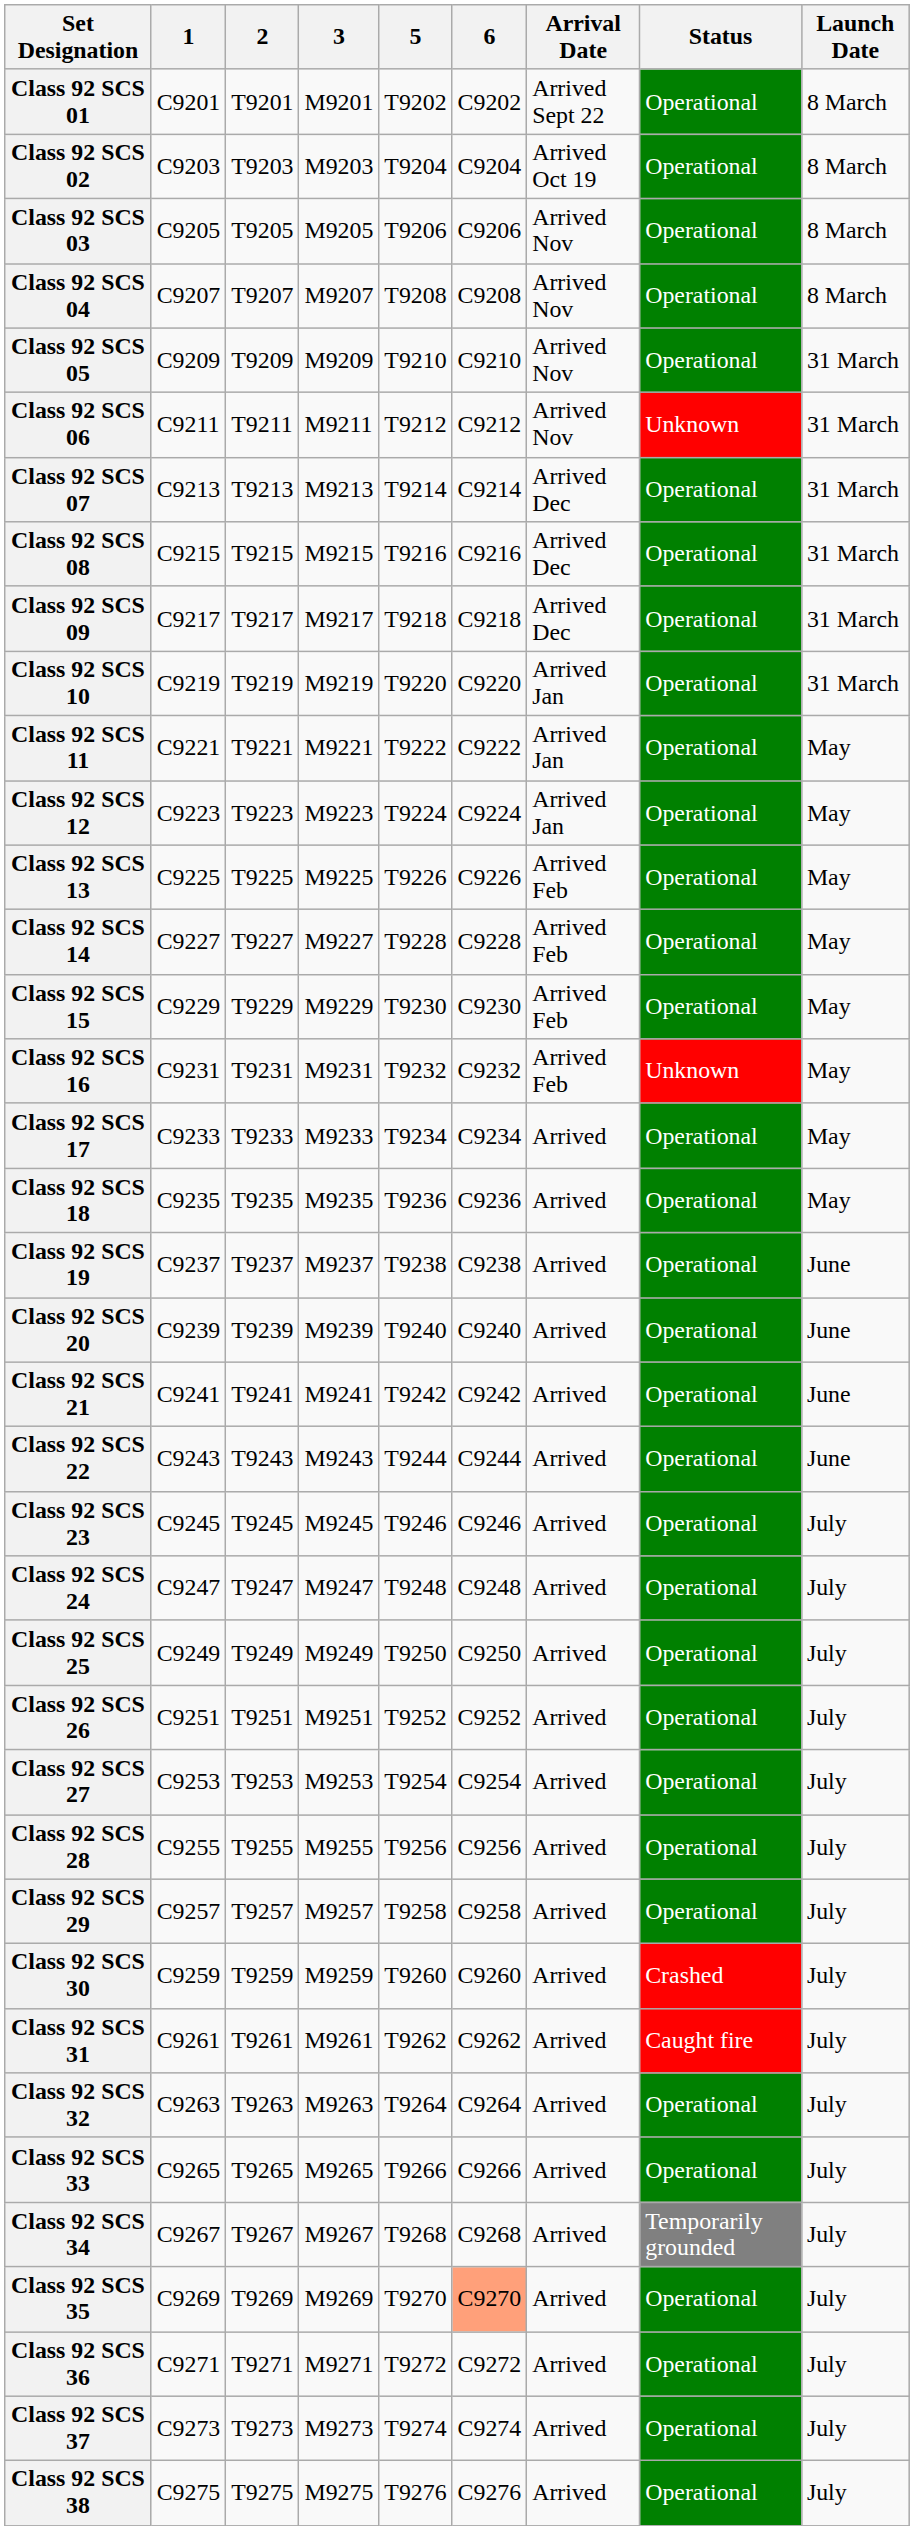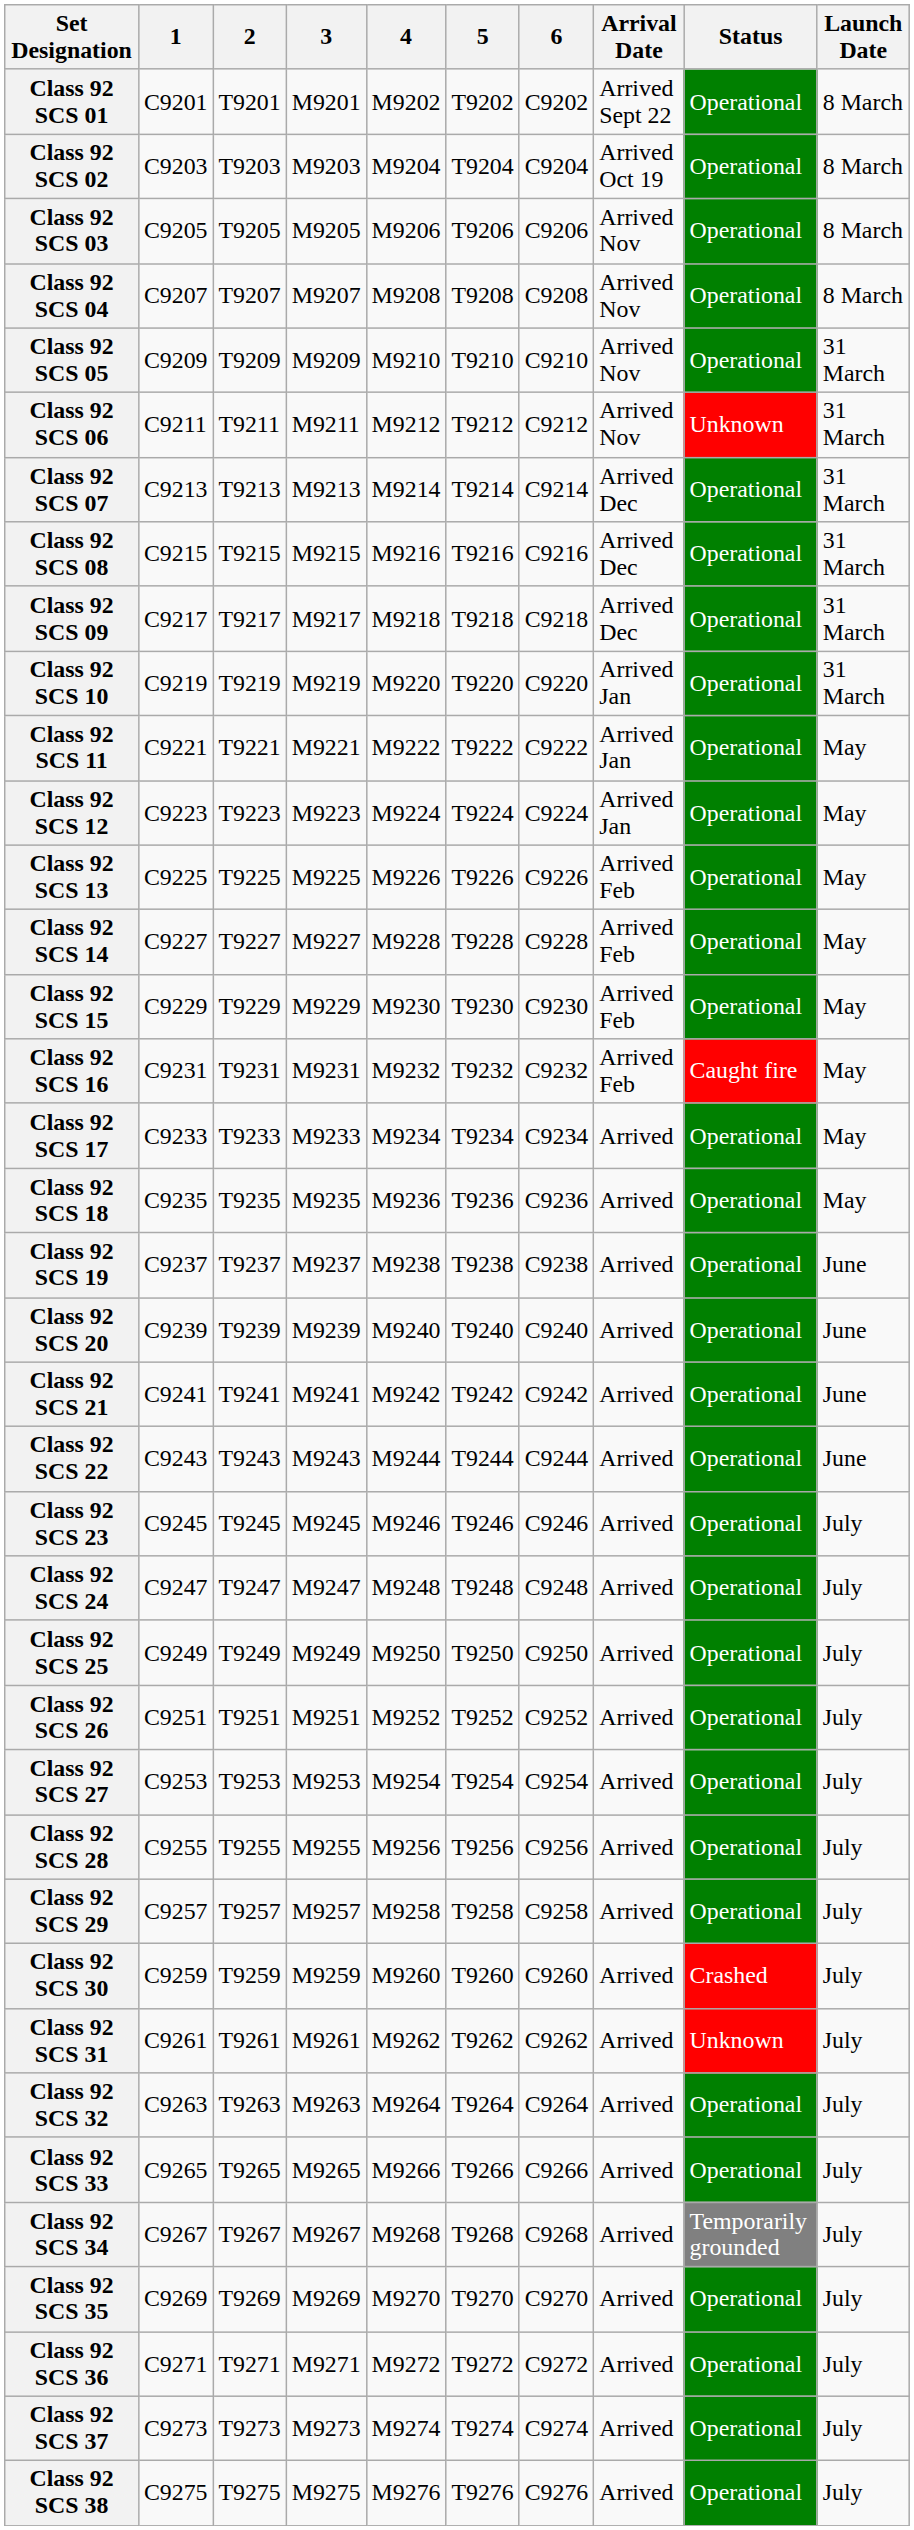+ column: (406, 36)
(692, 1070) Unknown -> (743, 1070) Caught fire
(699, 2040) Caught fire -> (737, 2040) Unknown
(489, 2298) lightsalmon background -> (556, 2298) no background
